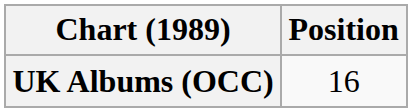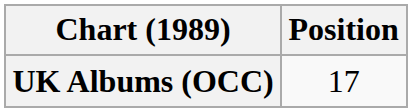(344, 80) 16 -> (344, 80) 17
